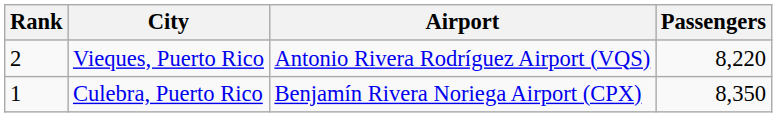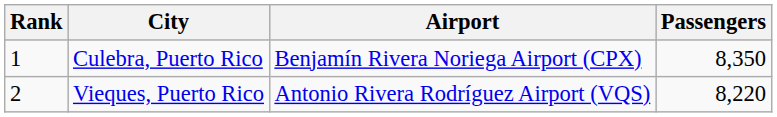rows swapped: (168, 93) <-> (168, 58)
